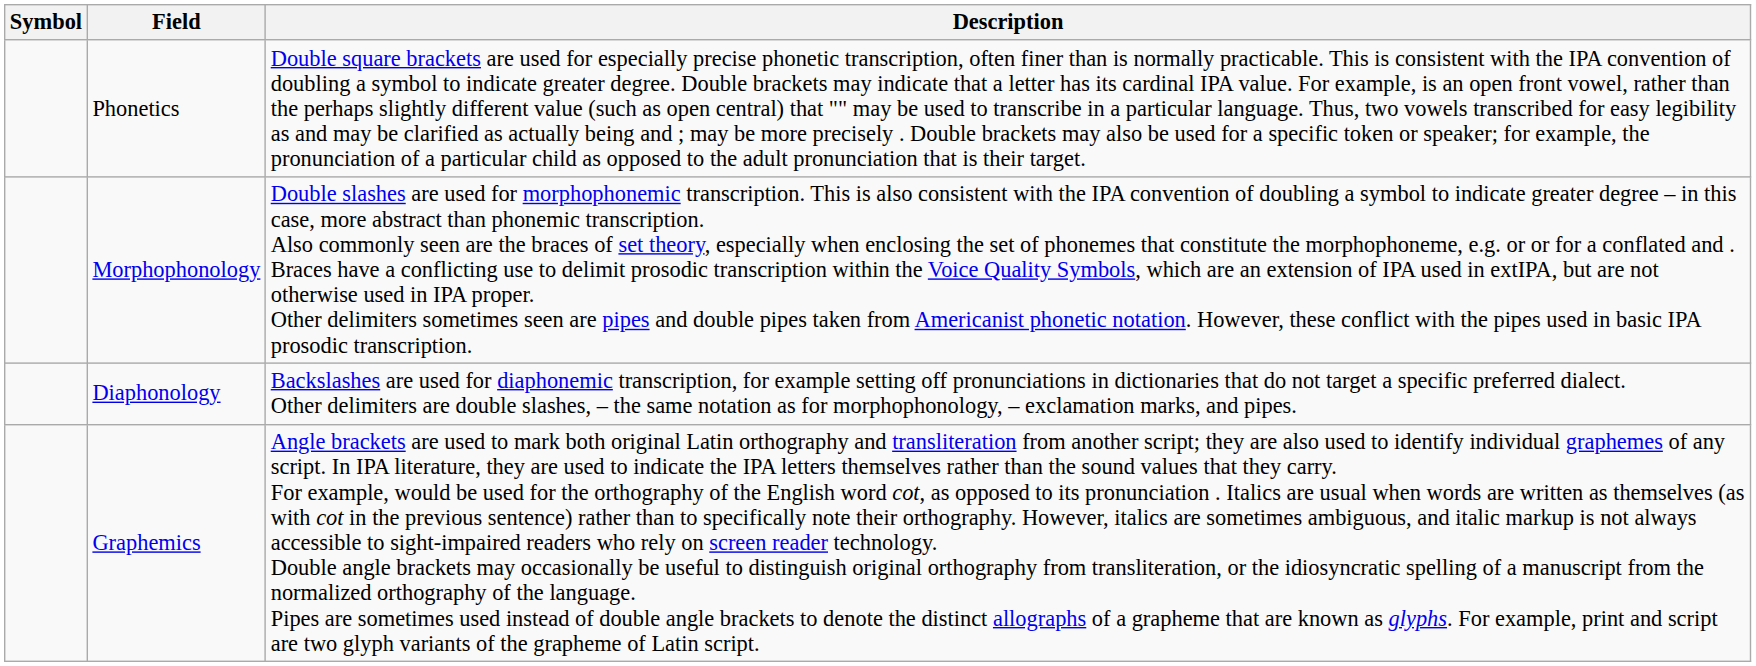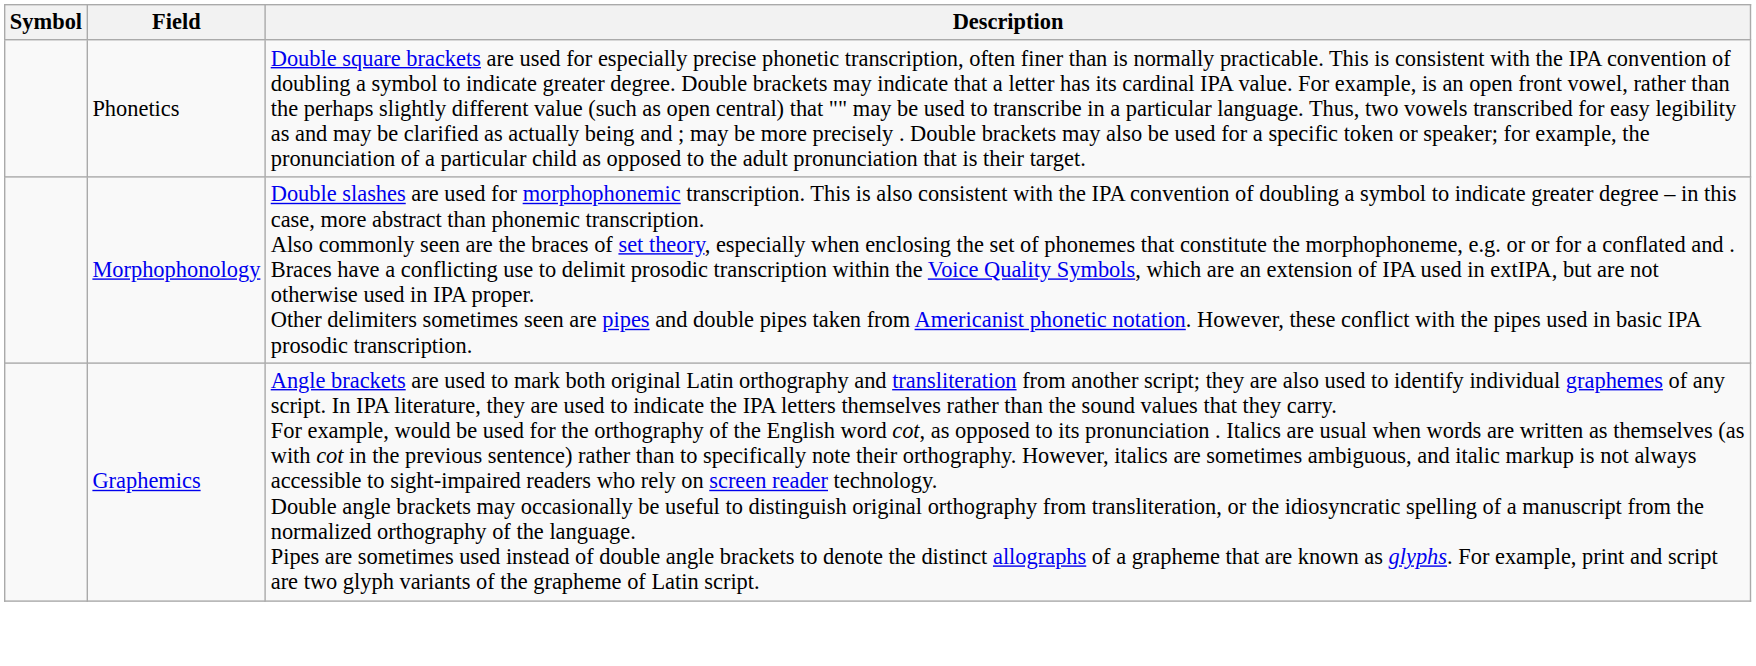- row: (156, 393)
